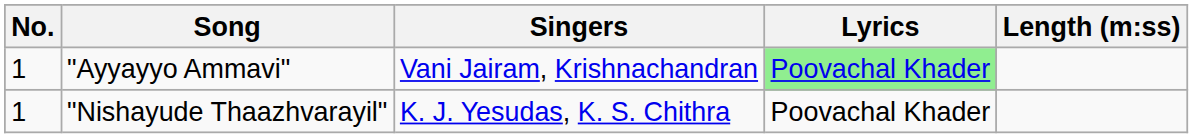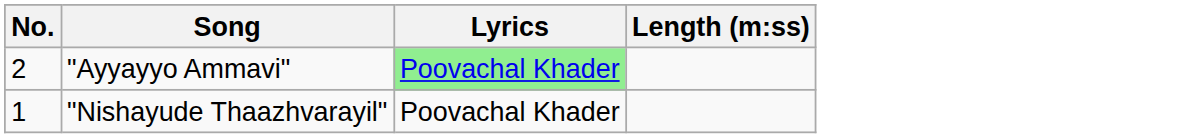- column: (579, 26)
(19, 69) 1 -> (19, 69) 2
